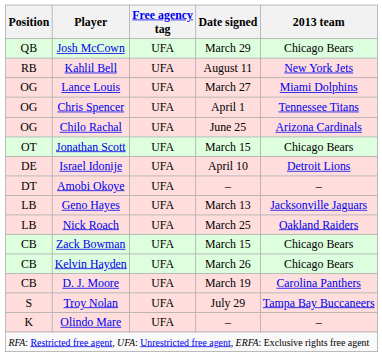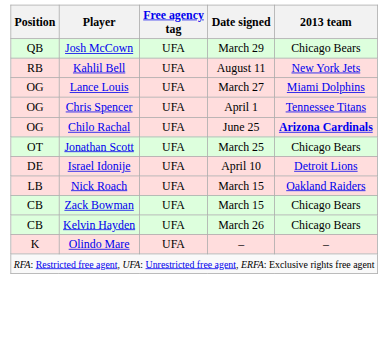(319, 126) normal -> (326, 126) bold
(228, 146) March 15 -> (241, 146) March 25
- row: (91, 185)
- row: (91, 205)
(228, 224) March 25 -> (241, 185) March 15
- row: (91, 283)
- row: (91, 302)
